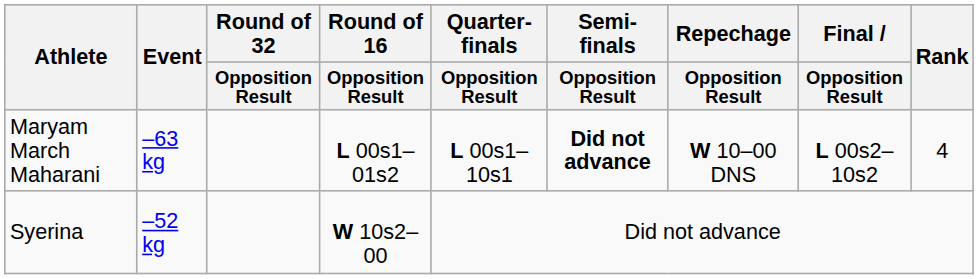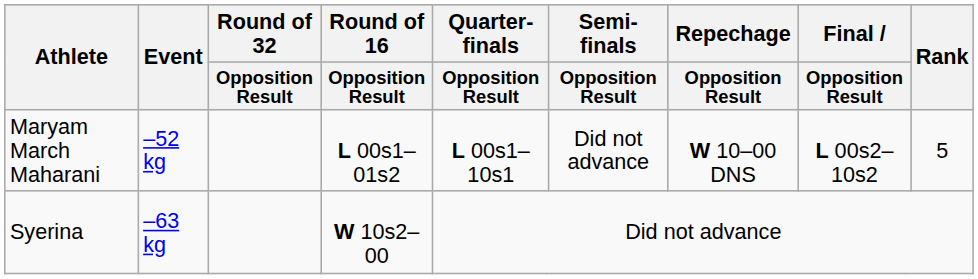(160, 150) –63 kg -> (161, 150) –52 kg
(608, 150) bold -> (608, 150) normal
(942, 150) 4 -> (942, 150) 5
(160, 232) –52 kg -> (161, 232) –63 kg
